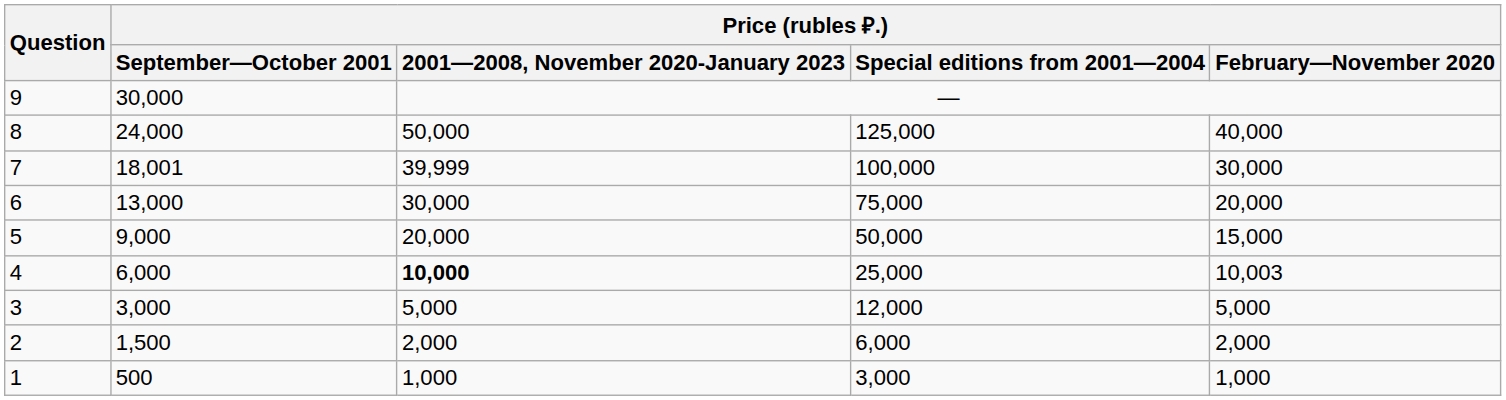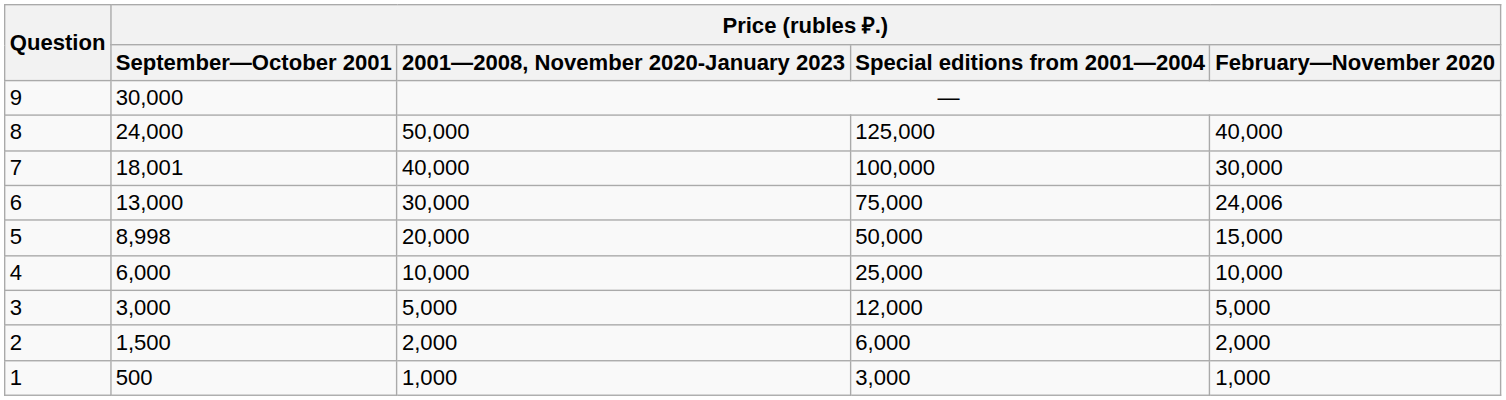(436, 167) 39,999 -> (436, 167) 40,000
(1249, 202) 20,000 -> (1249, 202) 24,006
(143, 237) 9,000 -> (143, 237) 8,998
(436, 272) bold -> (436, 272) normal
(1249, 272) 10,003 -> (1249, 272) 10,000
